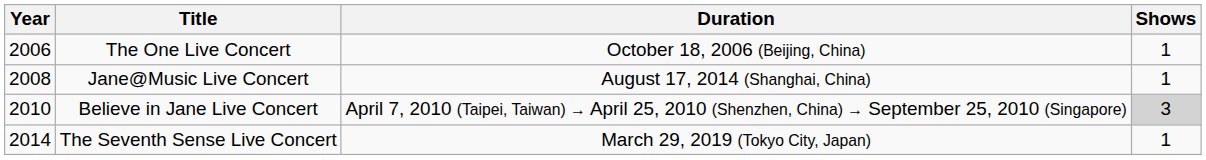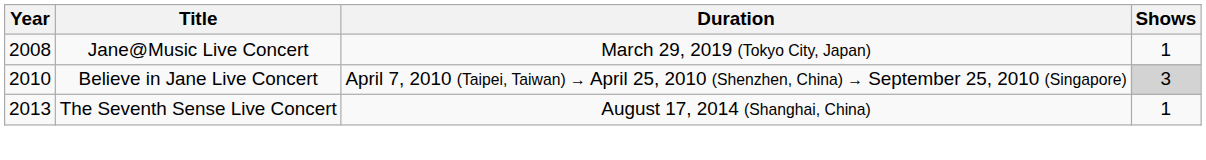- row: (198, 49)
(736, 79) August 17, 2014 (Shanghai, China) -> (736, 49) March 29, 2019 (Tokyo City, Japan)
(30, 139) 2014 -> (30, 109) 2013
(736, 139) March 29, 2019 (Tokyo City, Japan) -> (736, 109) August 17, 2014 (Shanghai, China)
